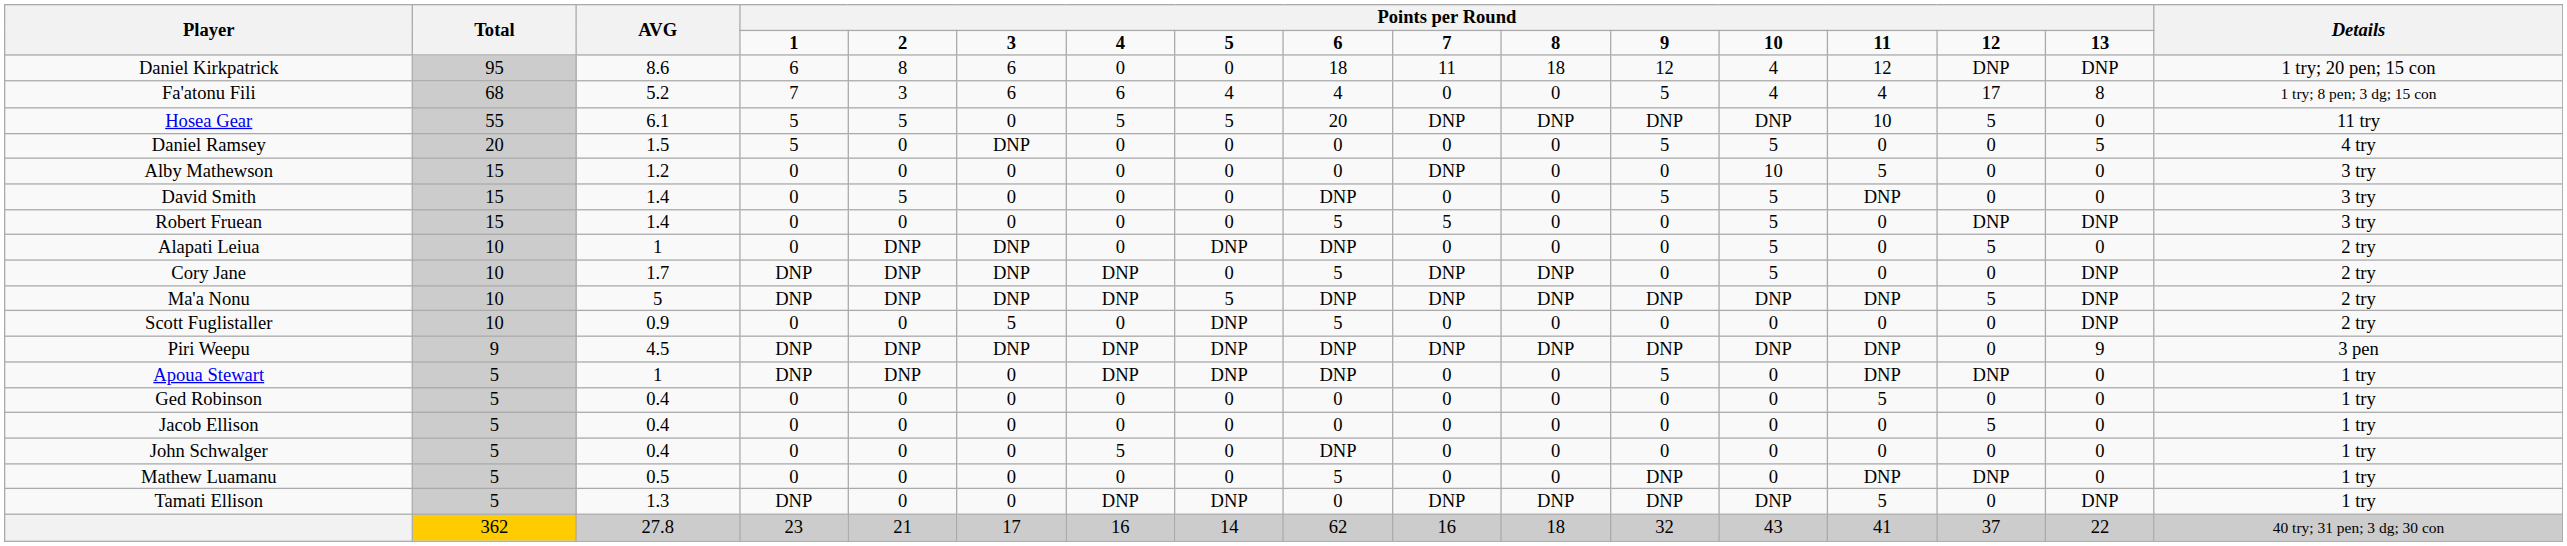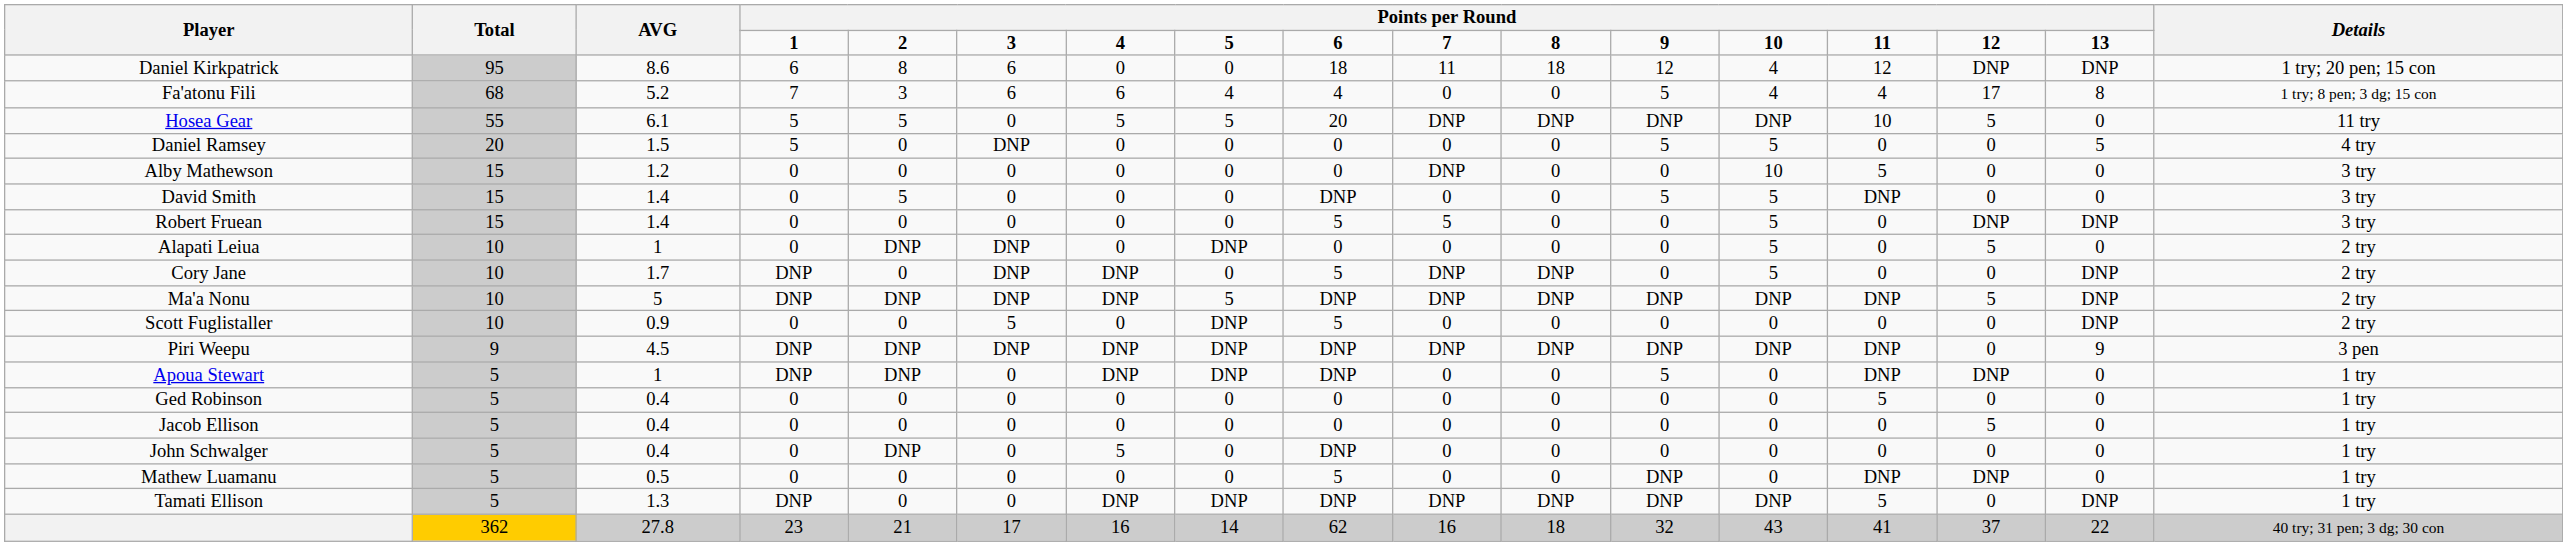(1338, 247) DNP -> (1338, 247) 0
(903, 273) DNP -> (903, 273) 0
(903, 451) 0 -> (903, 451) DNP
(1338, 501) 0 -> (1338, 501) DNP
